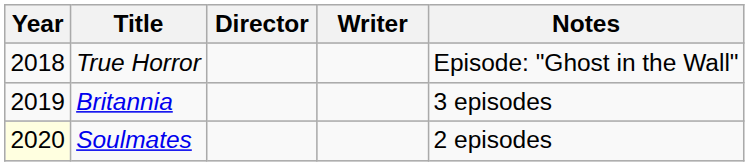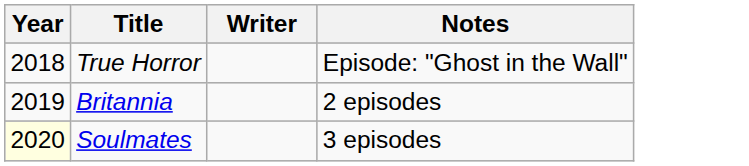- column: (262, 23)
(493, 101) 3 episodes -> (382, 101) 2 episodes
(493, 140) 2 episodes -> (382, 140) 3 episodes
